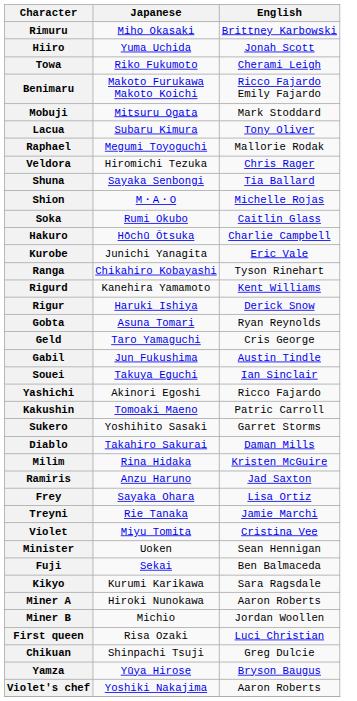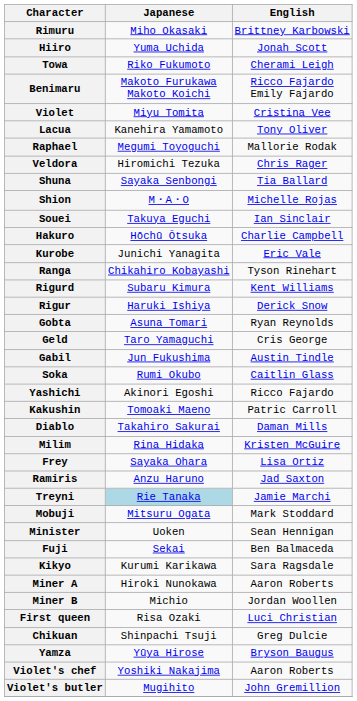rows swapped: (49, 532) <-> (49, 112)
(156, 130) Subaru Kimura -> (169, 130) Kanehira Yamamoto
rows swapped: (49, 375) <-> (49, 219)
(156, 288) Kanehira Yamamoto -> (169, 288) Subaru Kimura
- row: (49, 427)
rows swapped: (49, 497) <-> (49, 480)
(156, 514) no background -> (169, 497) lightblue background
+ row: (55, 688)
